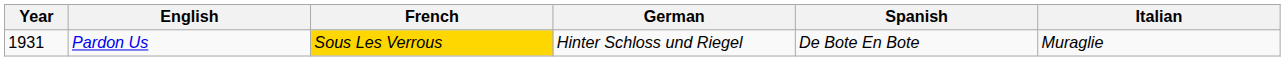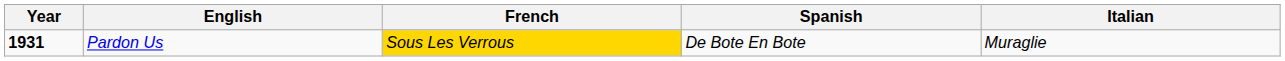- column: (674, 17)
(26, 42) normal -> (26, 42) bold
